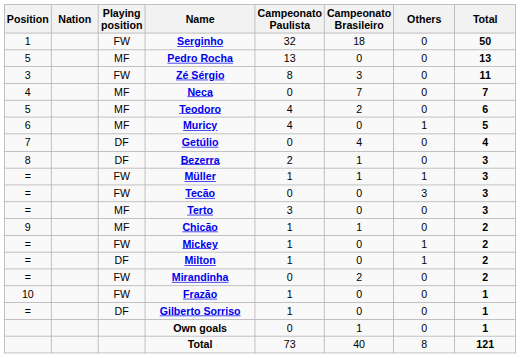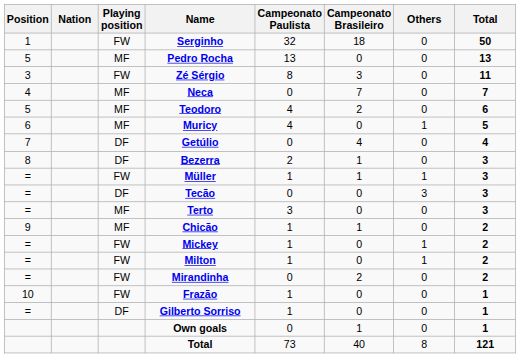(122, 193) FW -> (122, 193) DF
(122, 261) DF -> (122, 261) FW
